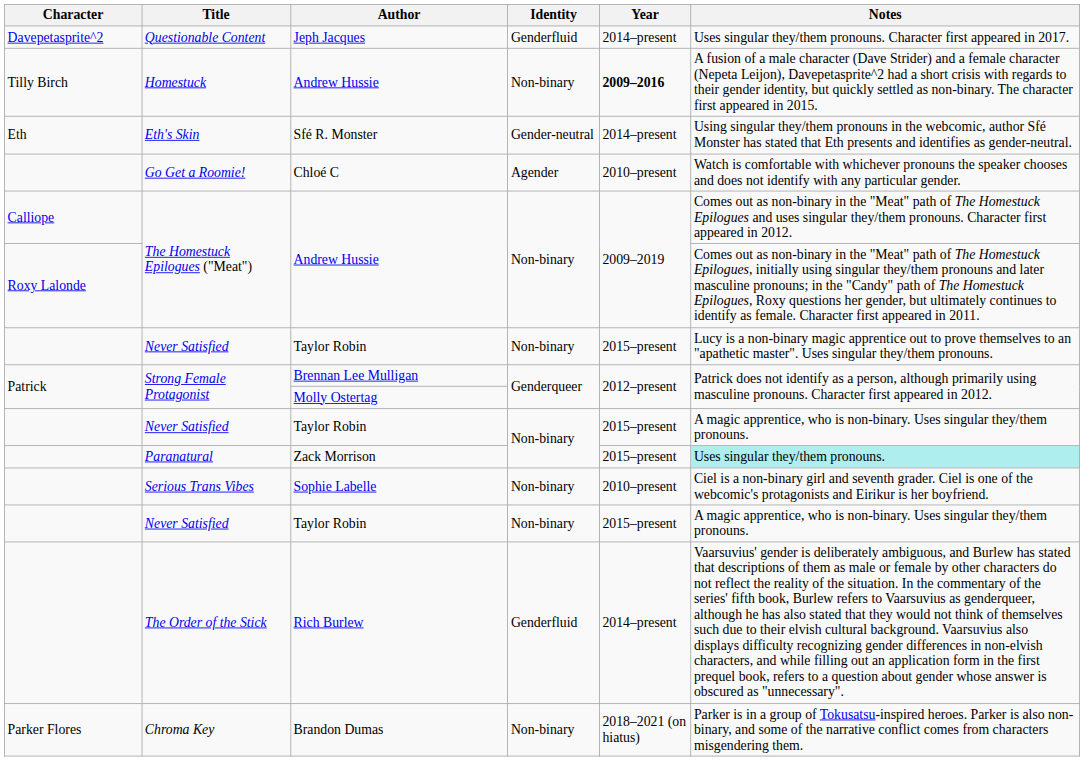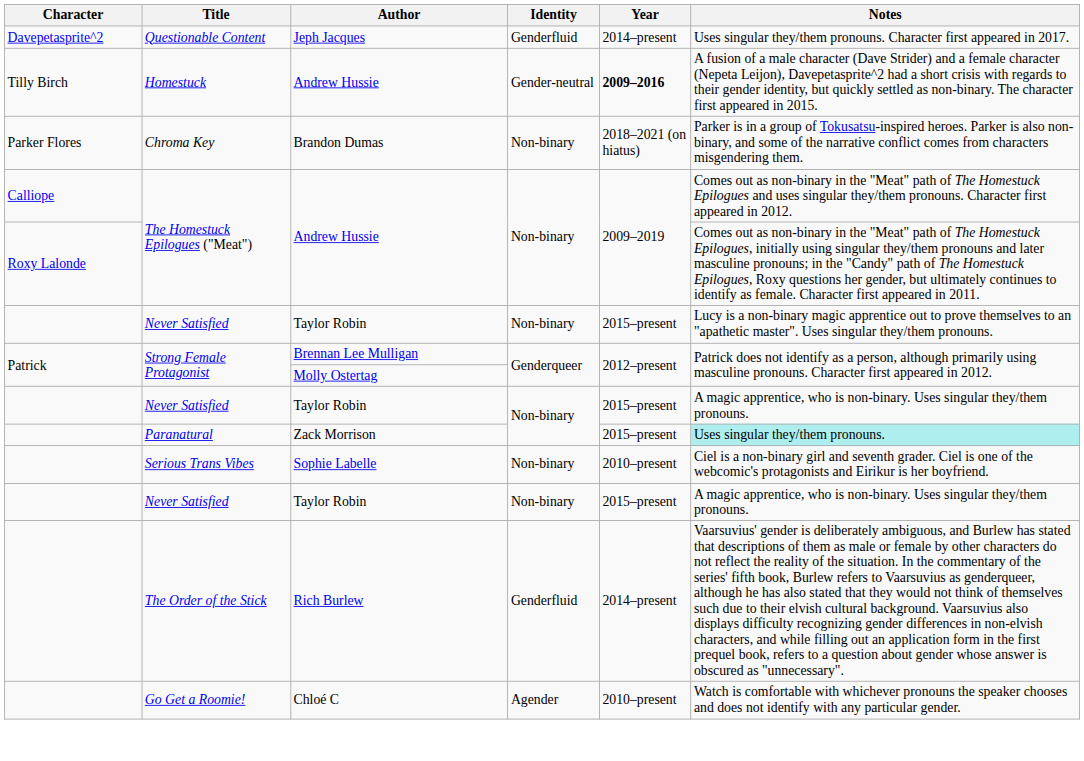(543, 82) Non-binary -> (552, 82) Gender-neutral
- row: (172, 135)
rows swapped: (180, 729) <-> (195, 172)
